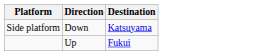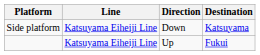+ column: (111, 12)
